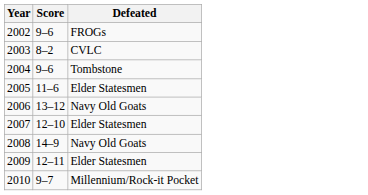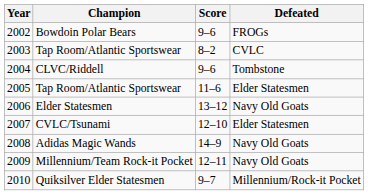+ column: (114, 13)
(108, 161) Elder Statesmen -> (271, 161) Navy Old Goats
